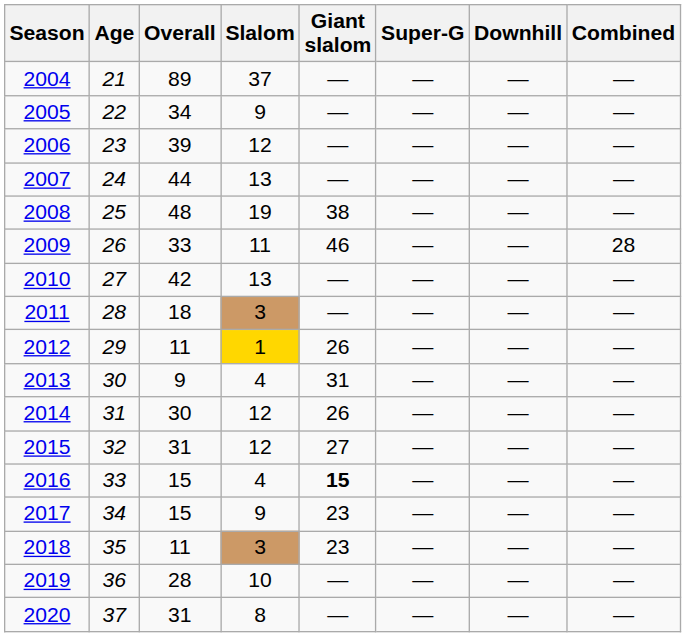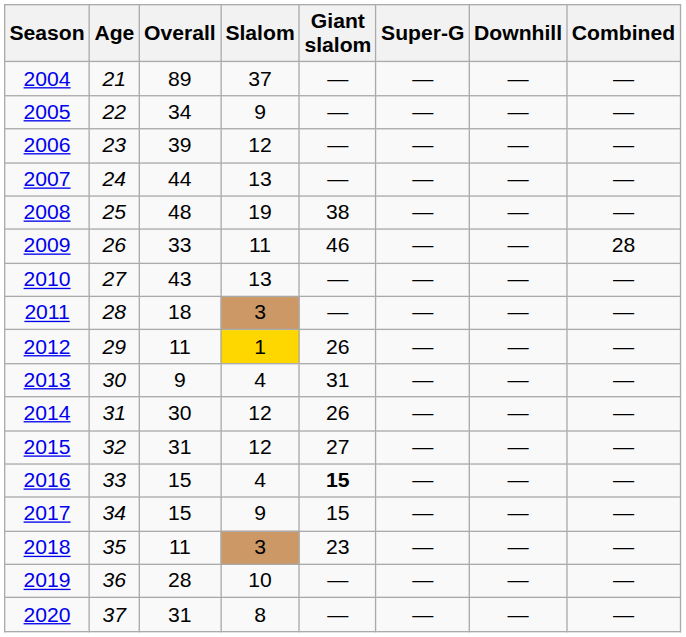(180, 279) 42 -> (180, 279) 43
(338, 513) 23 -> (338, 513) 15
